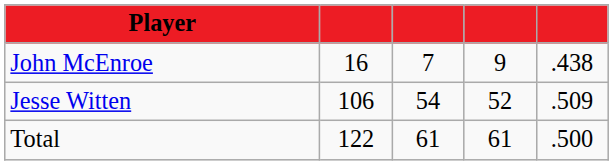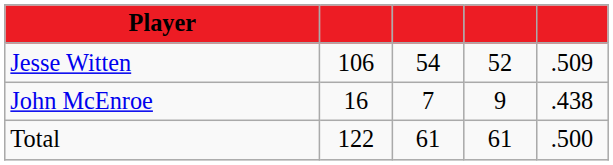rows swapped: (71, 100) <-> (82, 62)
